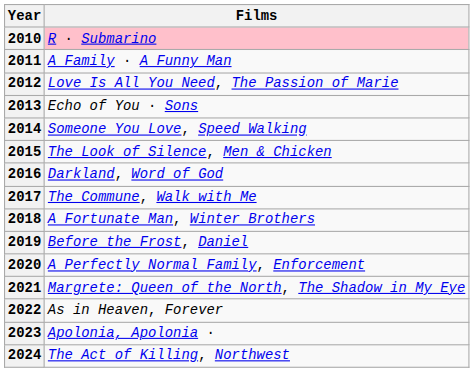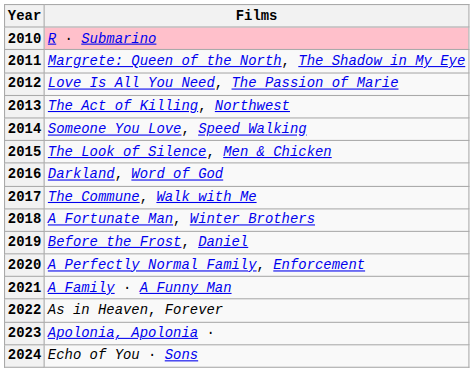(140, 61) A Family · A Funny Man -> (257, 61) Margrete: Queen of the North, The Shadow in My Eye
(123, 107) Echo of You · Sons -> (169, 107) The Act of Killing, Northwest
(257, 288) Margrete: Queen of the North, The Shadow in My Eye -> (140, 288) A Family · A Funny Man
(169, 356) The Act of Killing, Northwest -> (123, 356) Echo of You · Sons
